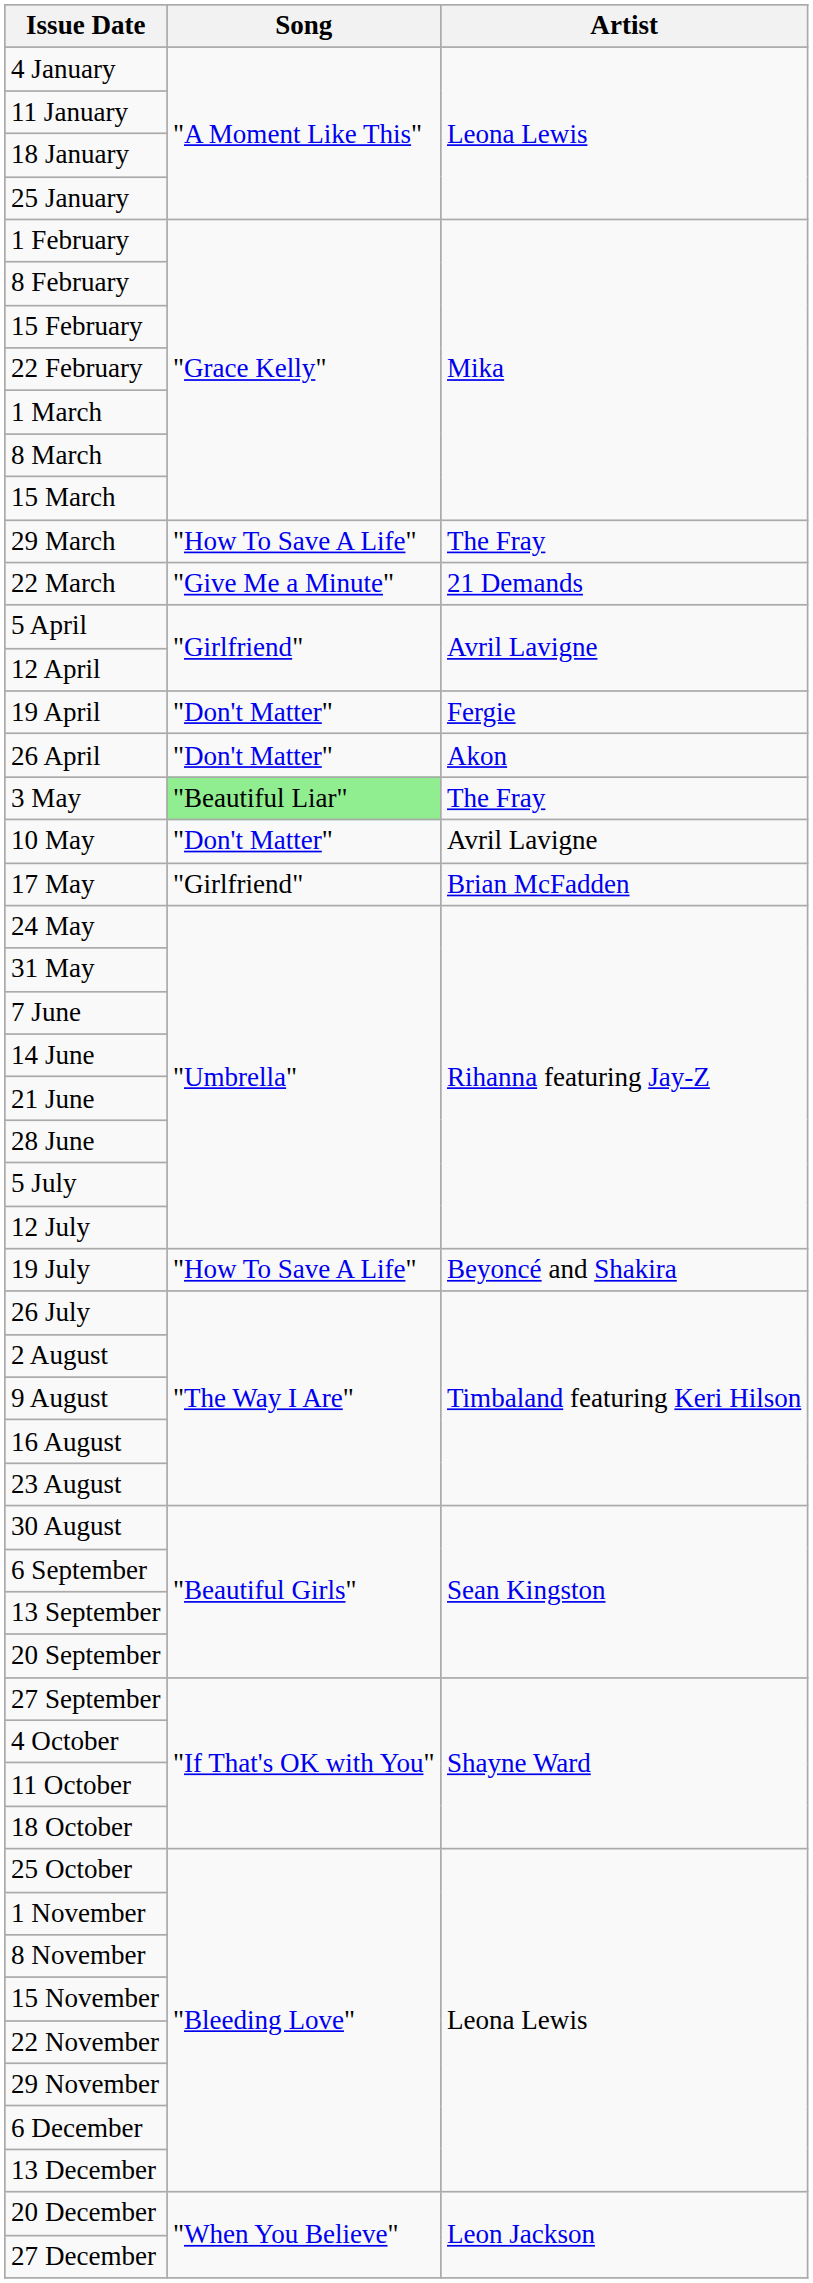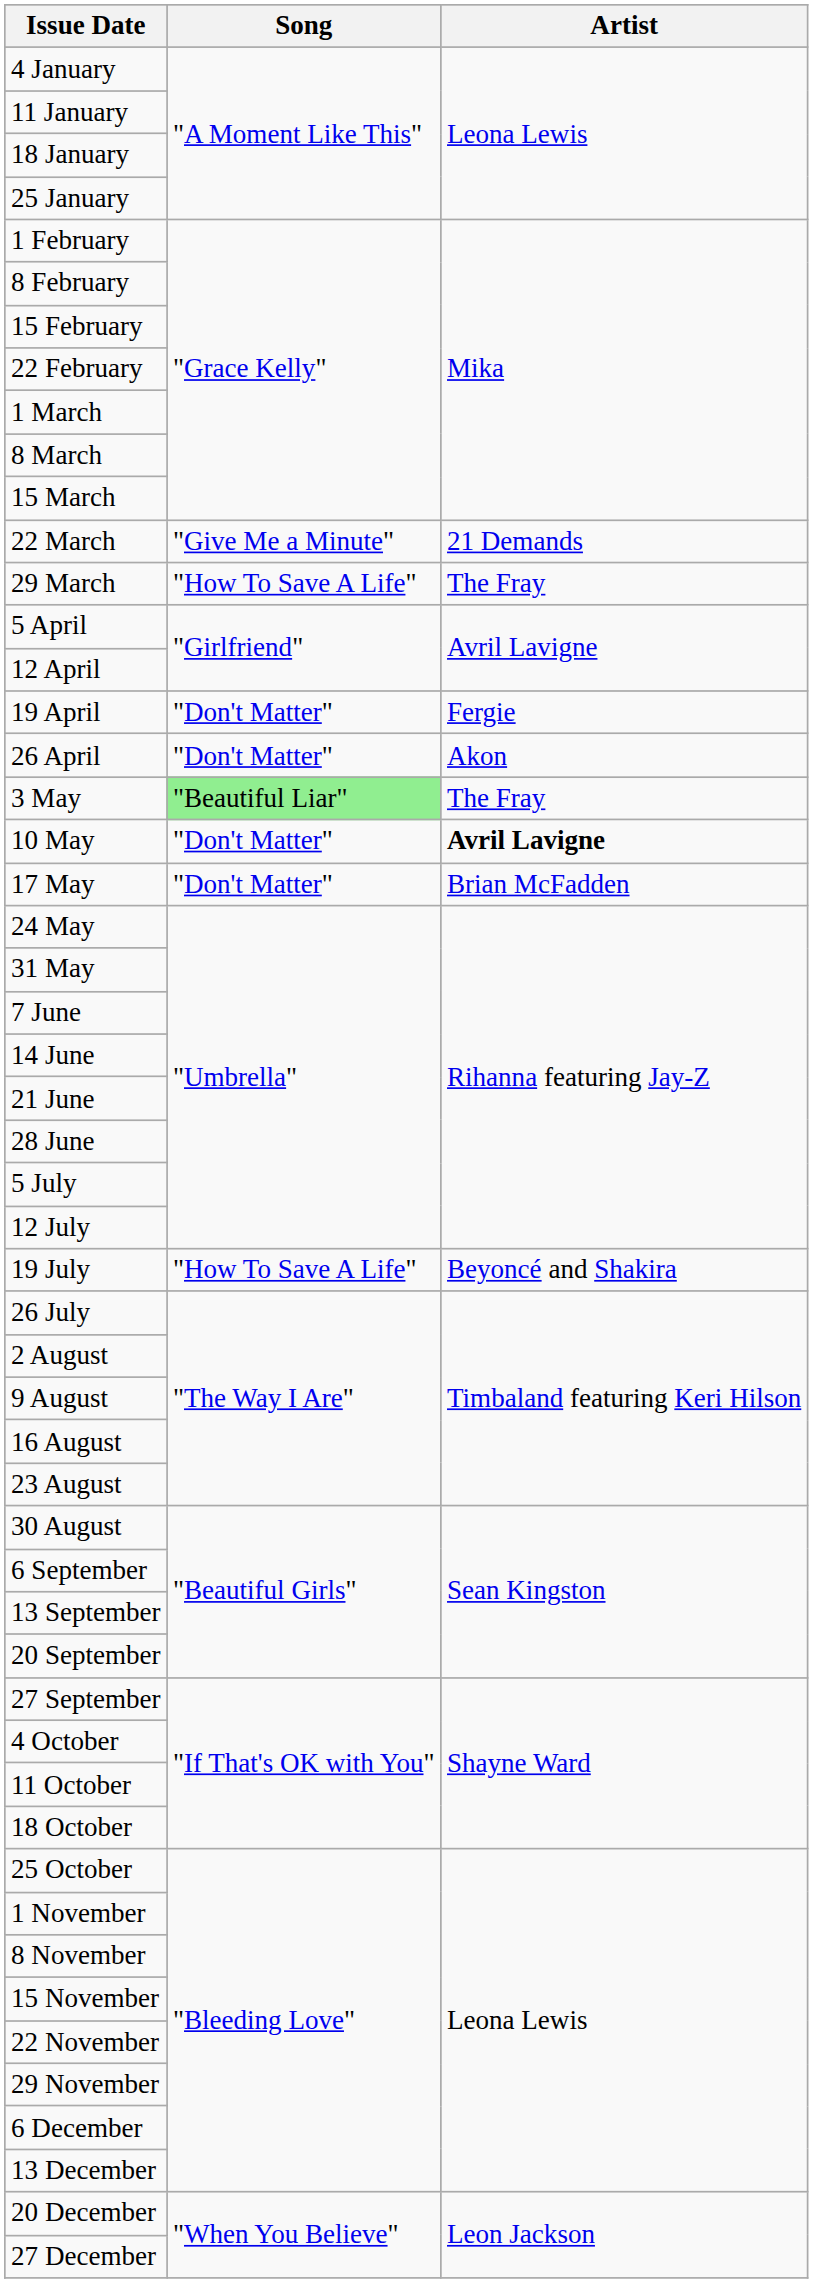rows swapped: (63, 583) <-> (63, 540)
(522, 840) normal -> (526, 840) bold
(238, 883) "Girlfriend" -> (253, 883) "Don't Matter"
